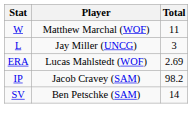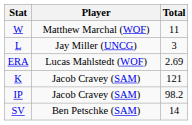+ row: (18, 78)
